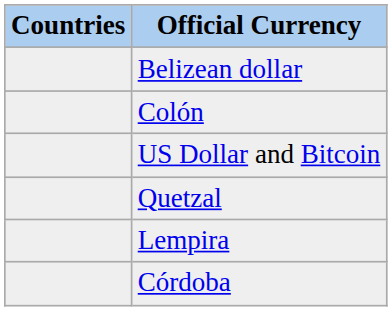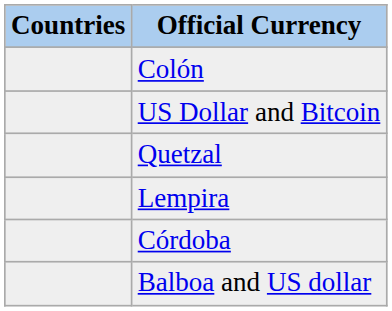- row: (220, 68)
+ row: (255, 283)
